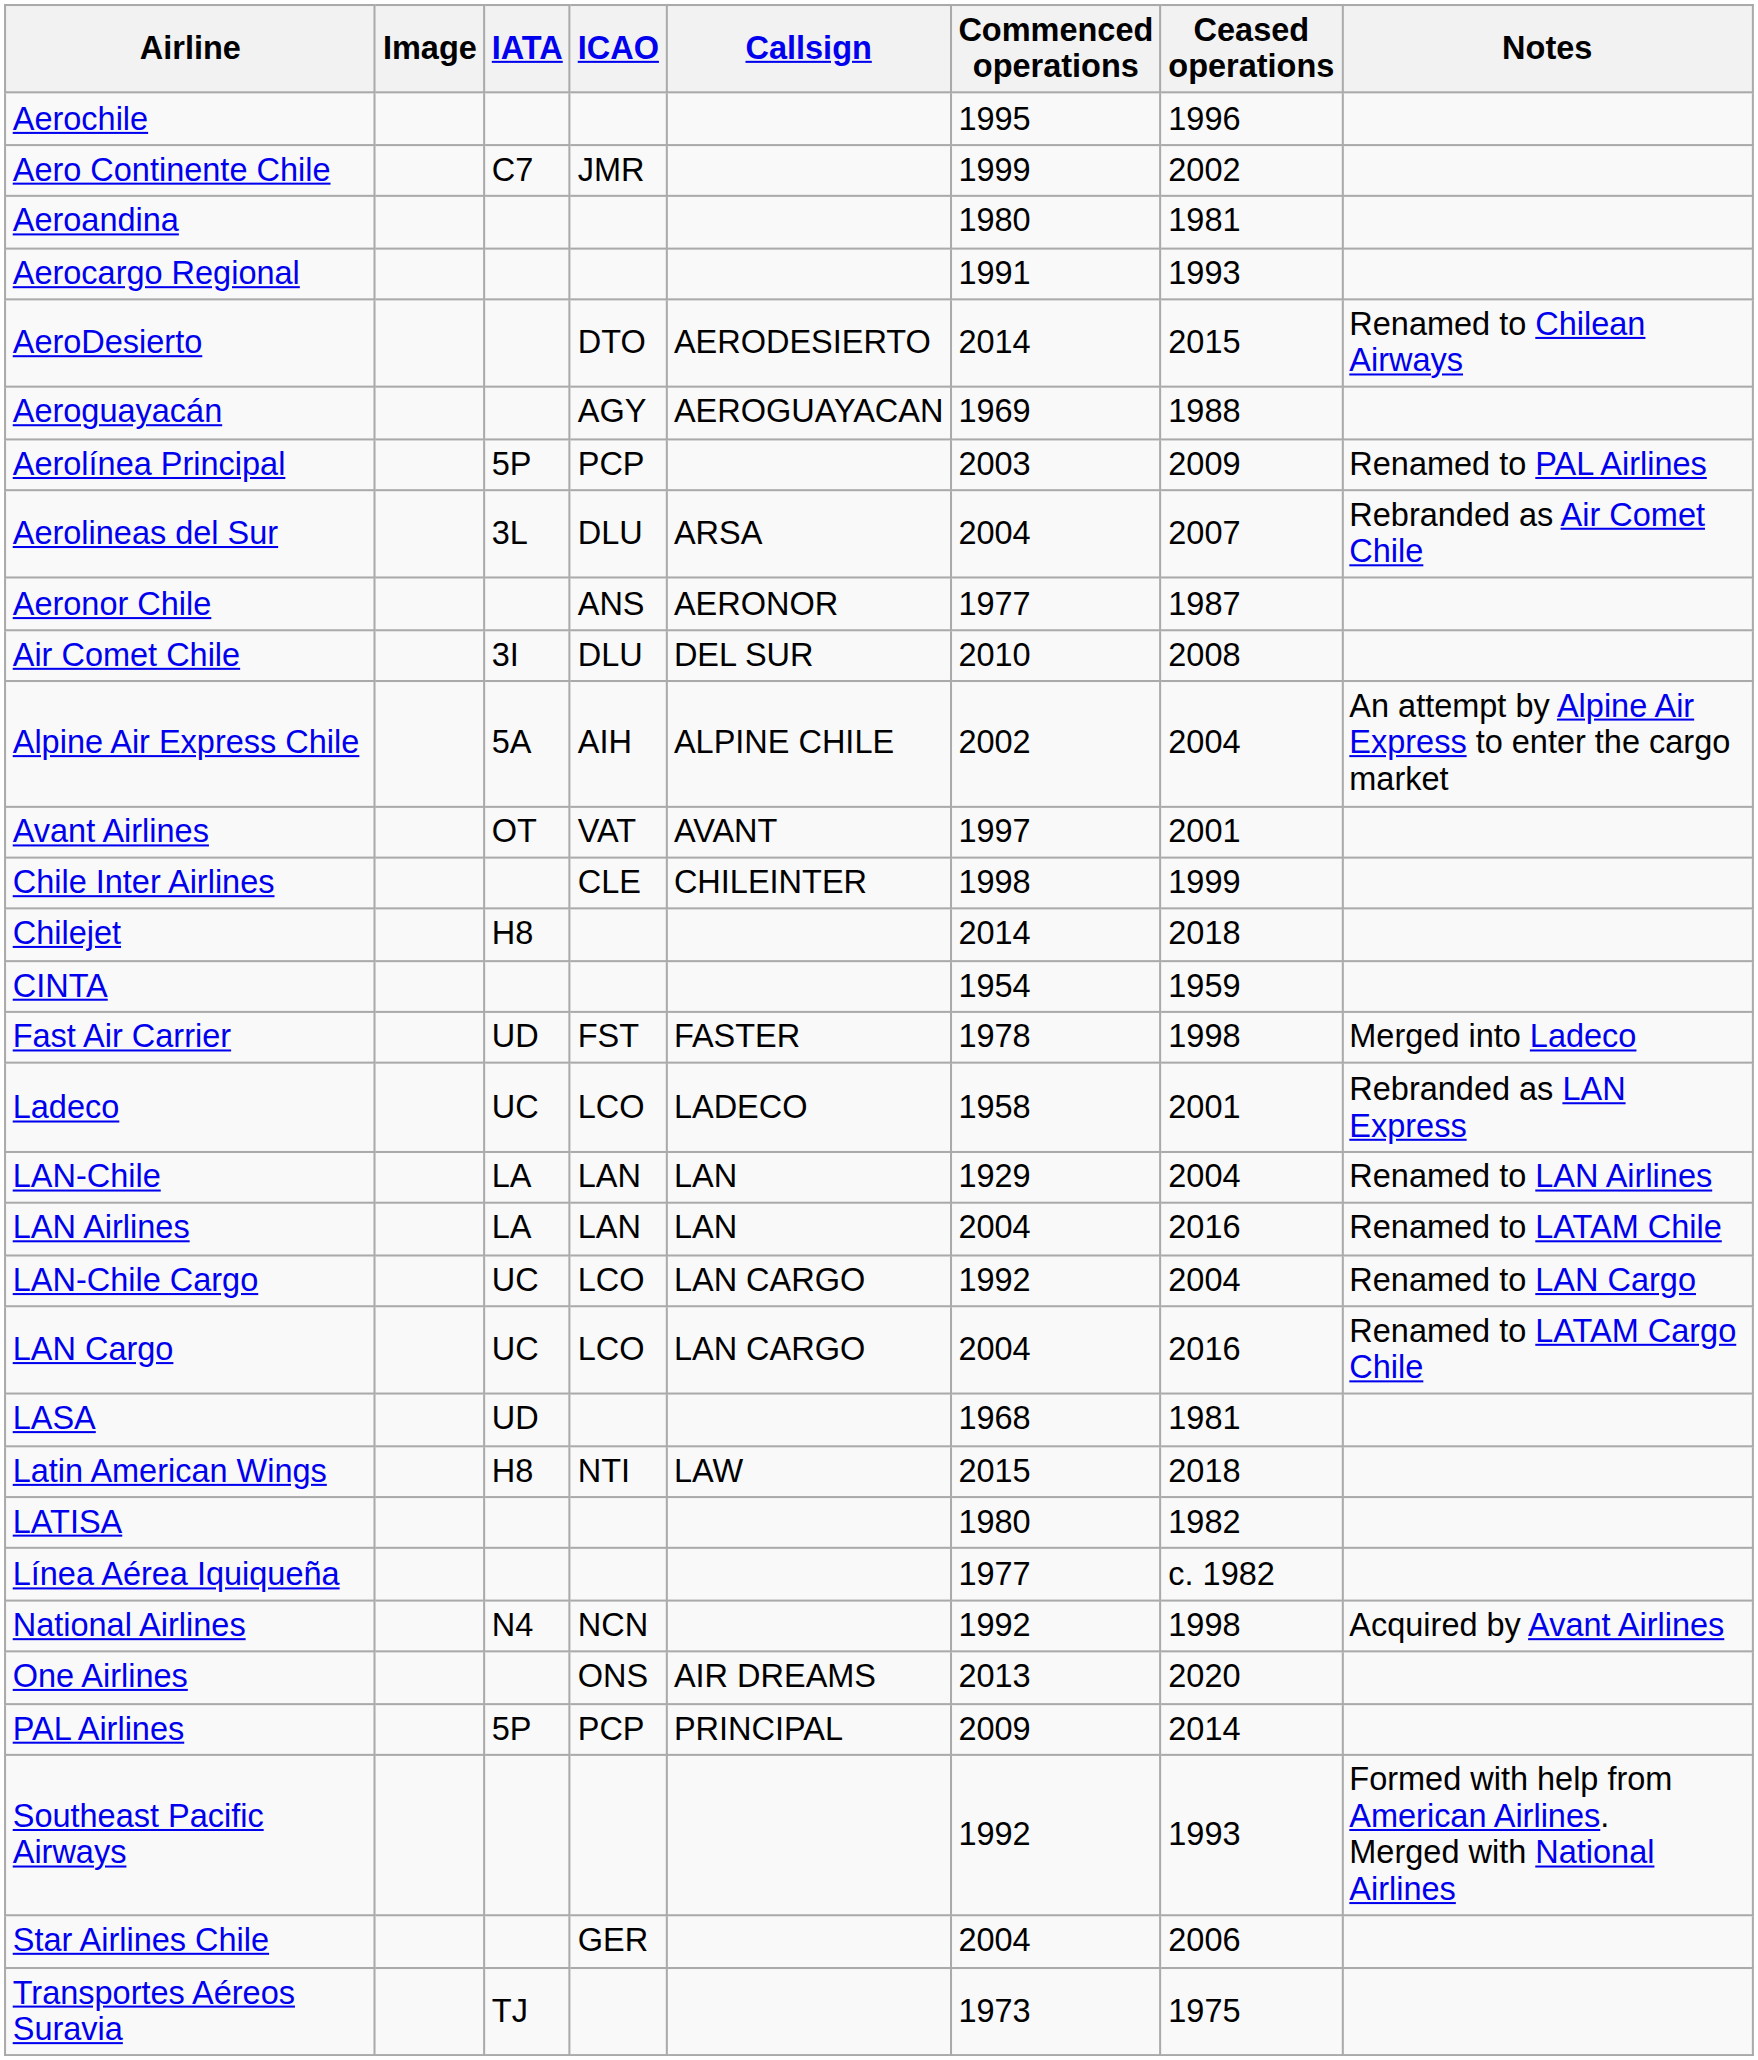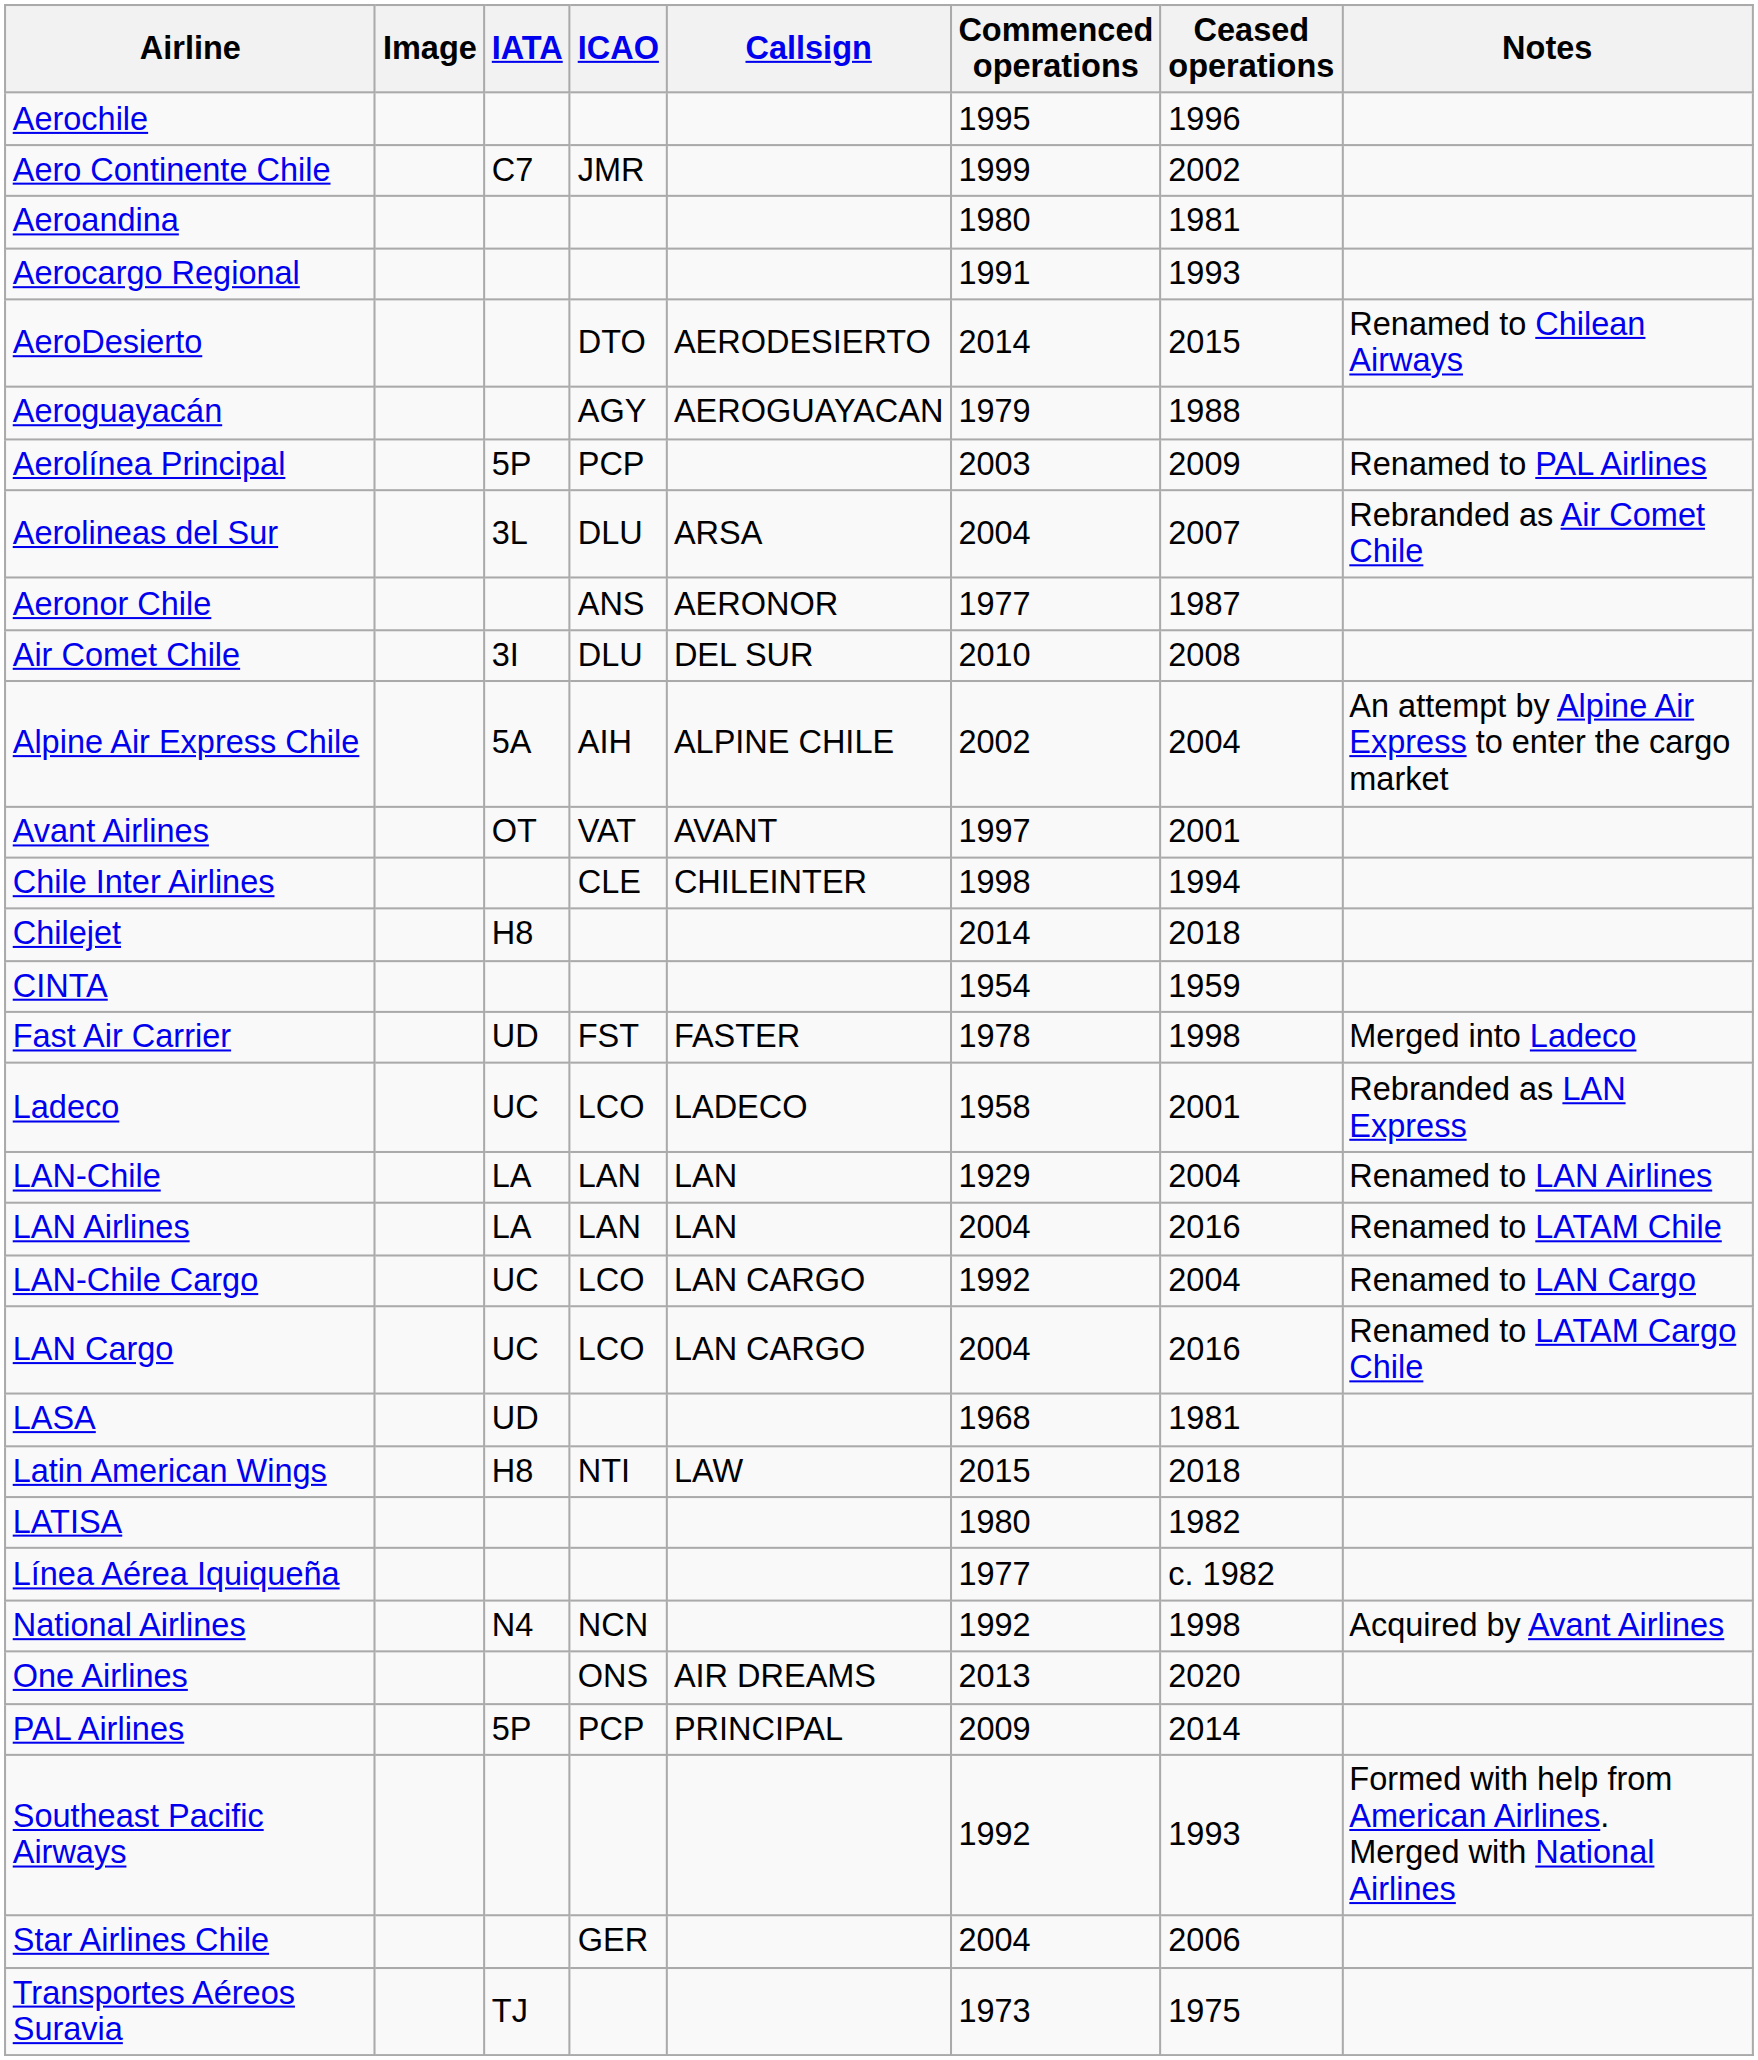(995, 412) 1969 -> (995, 412) 1979
(1204, 882) 1999 -> (1204, 882) 1994
